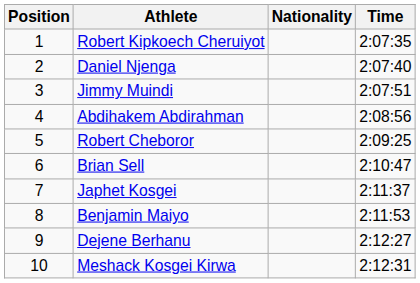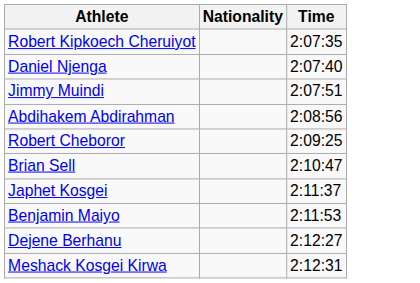- column: (39, 16)
